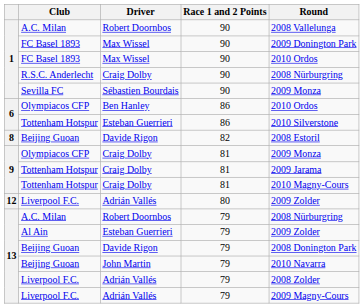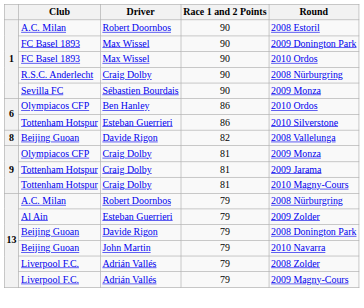(303, 28) 2008 Vallelunga -> (295, 28) 2008 Estoril
(295, 138) 2008 Estoril -> (303, 138) 2008 Vallelunga
- row: (12, 201)
